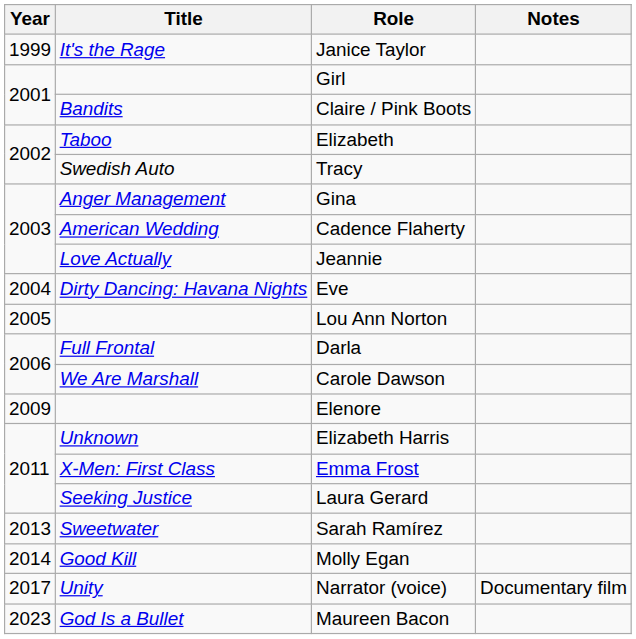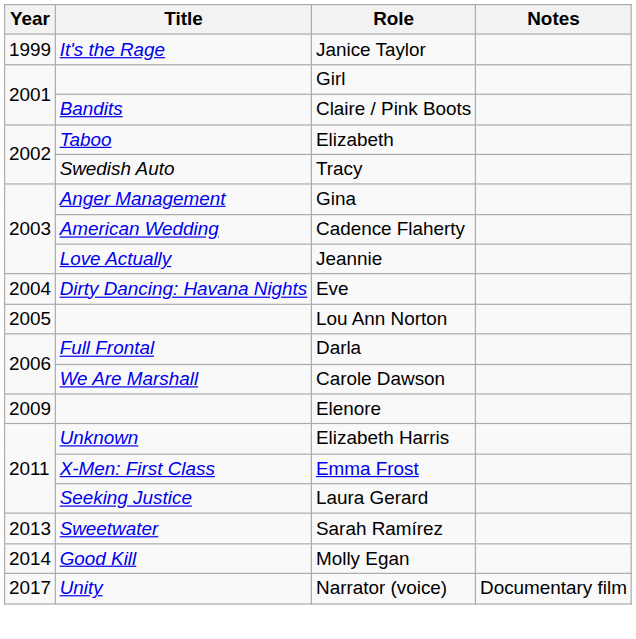- row: (383, 618)
